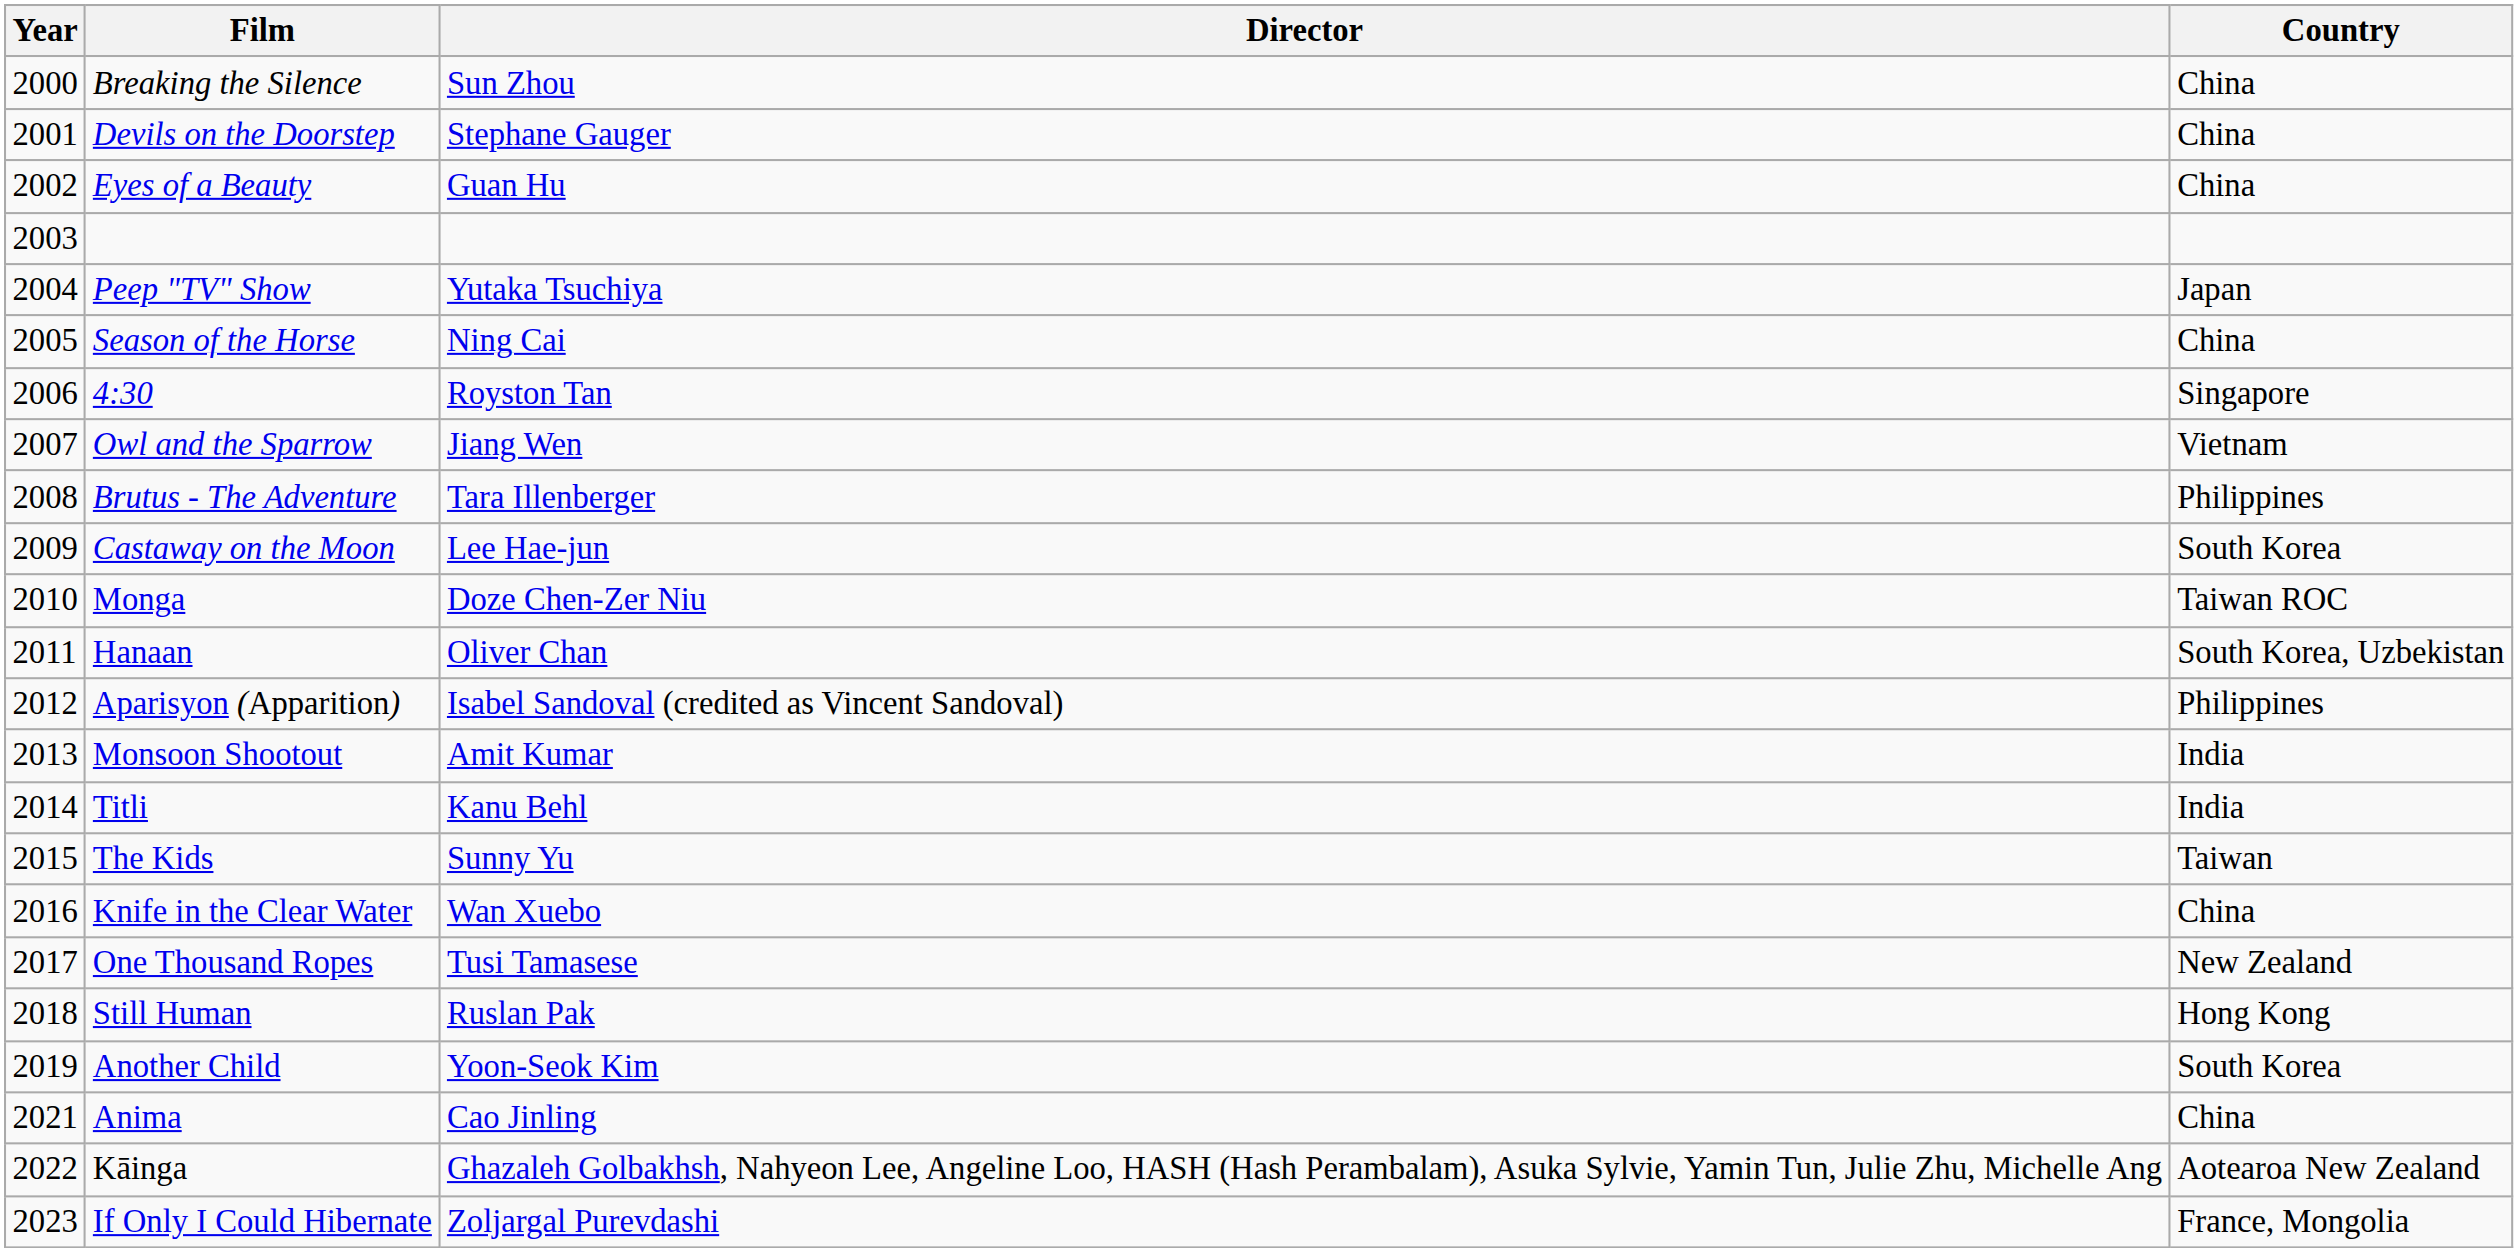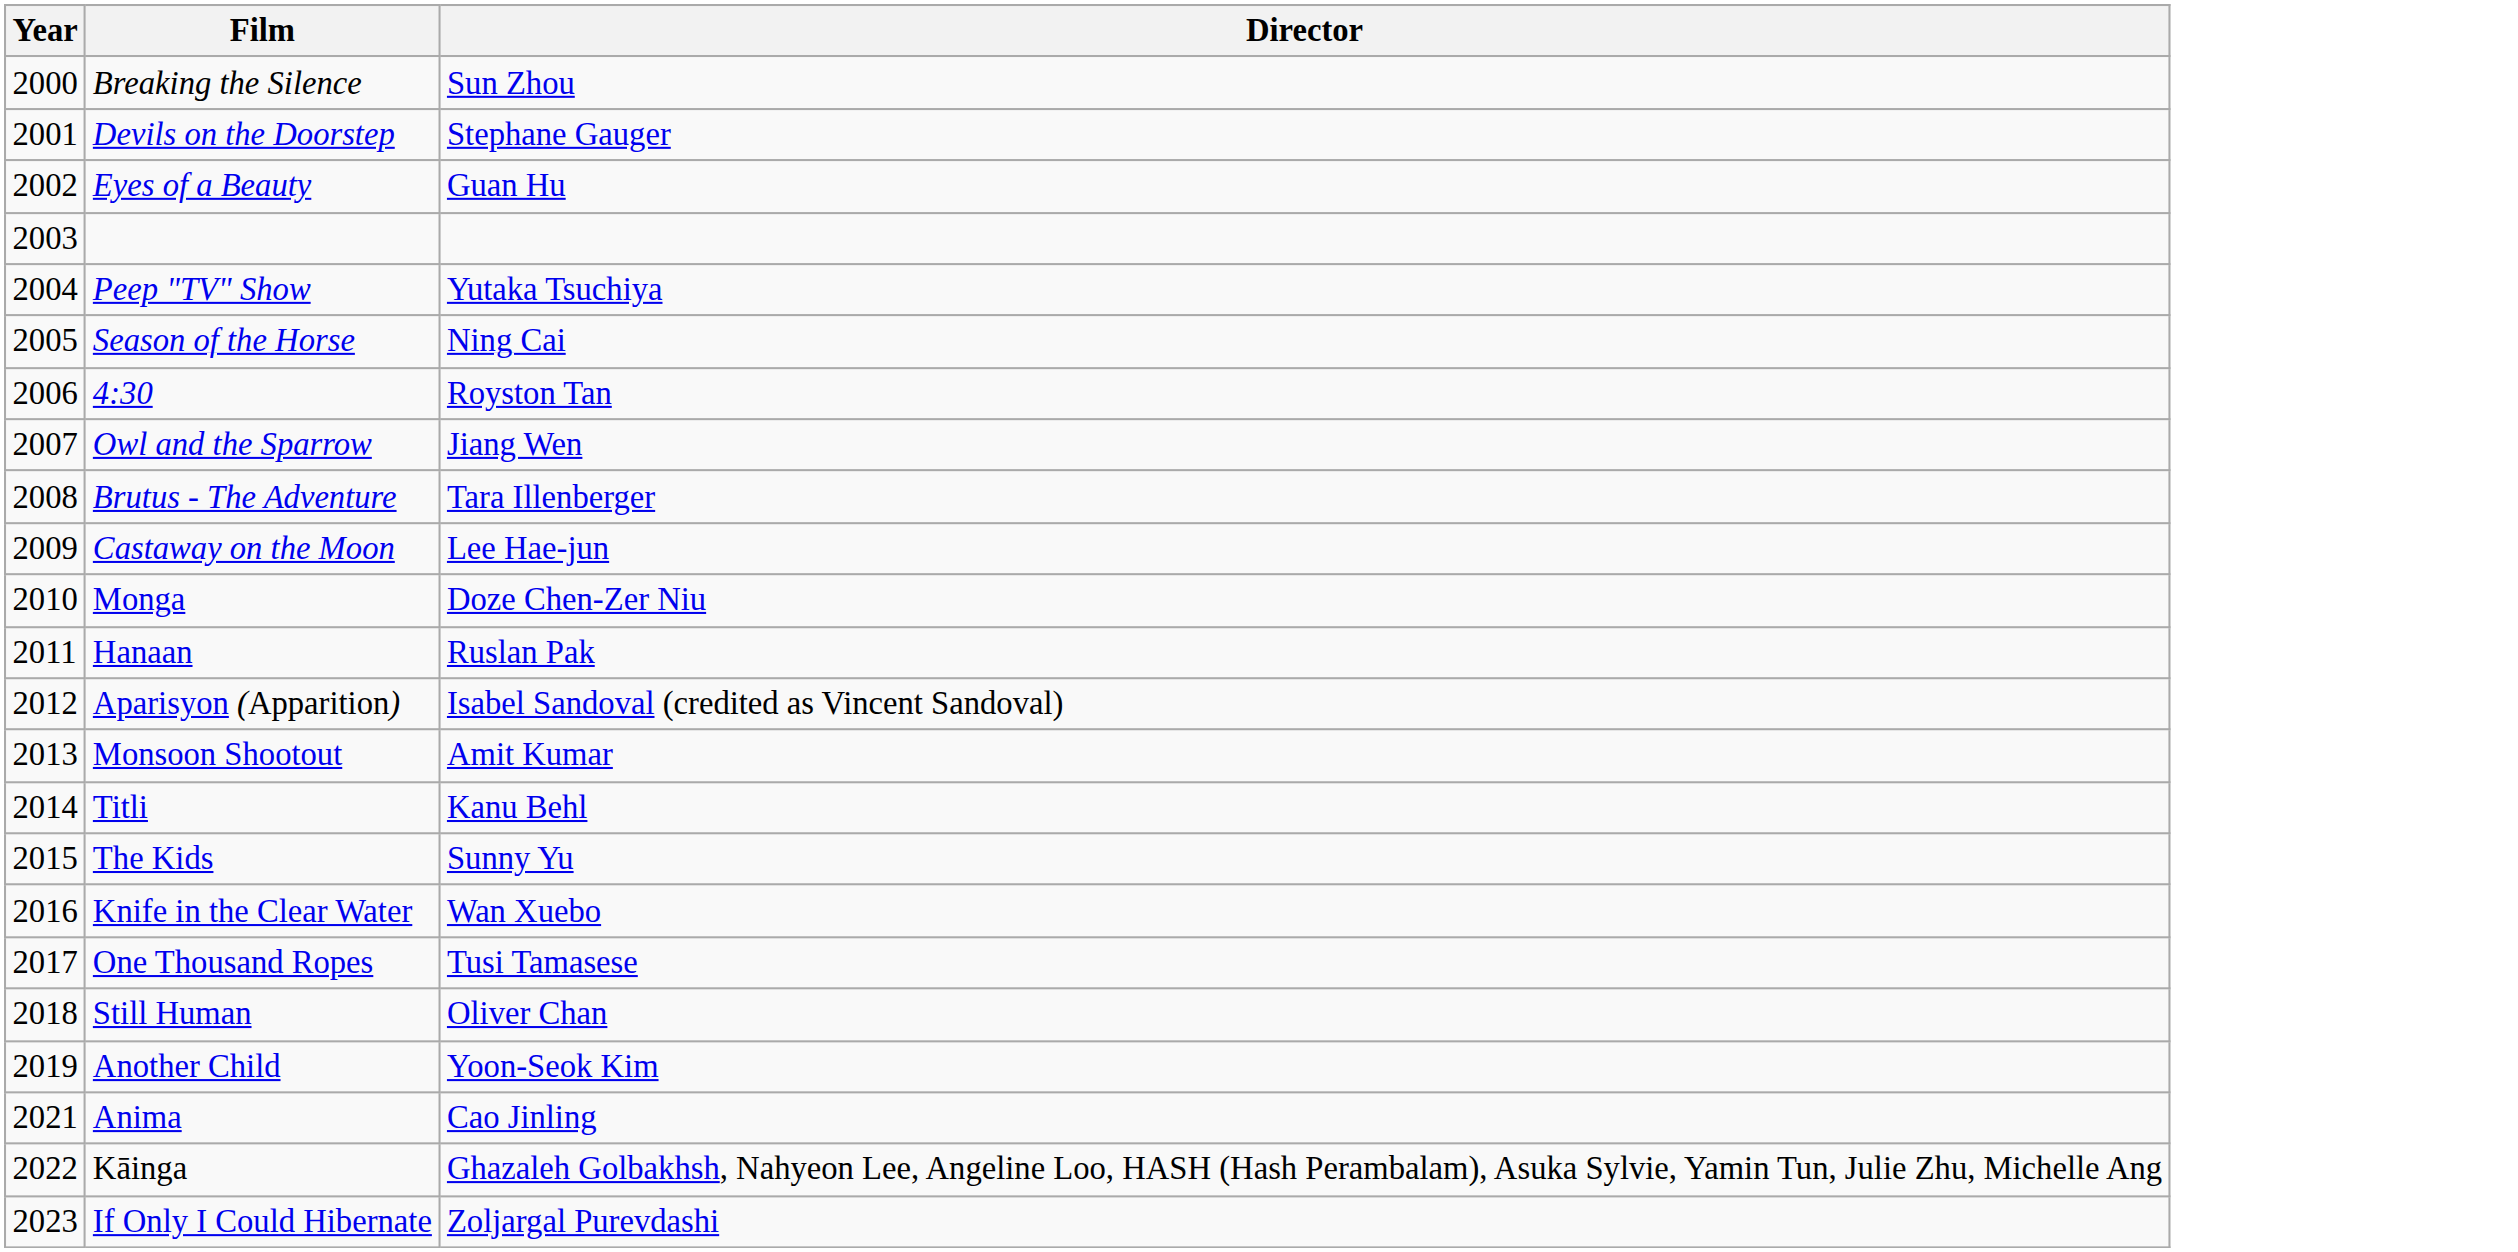- column: (2341, 30)
(527, 651) Oliver Chan -> (521, 651) Ruslan Pak
(521, 1013) Ruslan Pak -> (527, 1013) Oliver Chan
